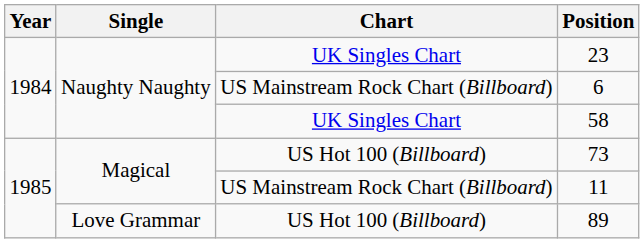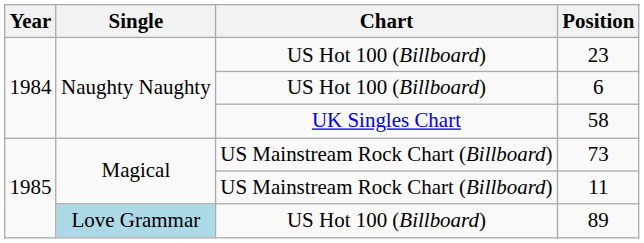(386, 54) UK Singles Chart -> (386, 54) US Hot 100 (Billboard)
(386, 87) US Mainstream Rock Chart (Billboard) -> (386, 87) US Hot 100 (Billboard)
(386, 154) US Hot 100 (Billboard) -> (386, 154) US Mainstream Rock Chart (Billboard)
(136, 220) no background -> (136, 220) lightblue background
